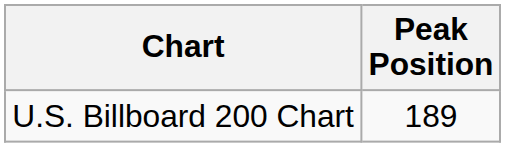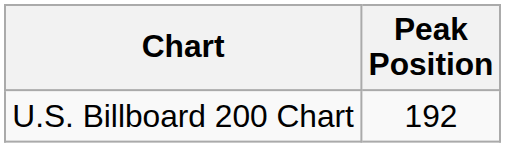(431, 115) 189 -> (431, 115) 192
